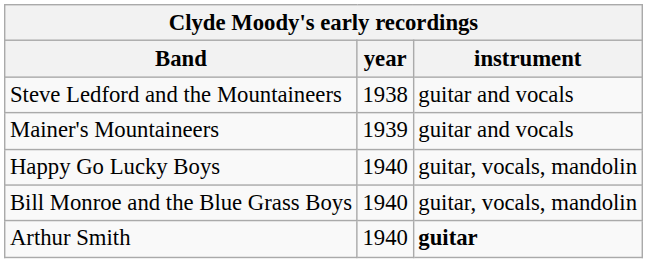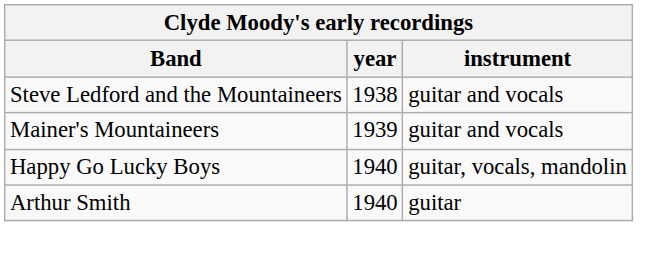- row: (181, 202)
(448, 238) bold -> (435, 202) normal
